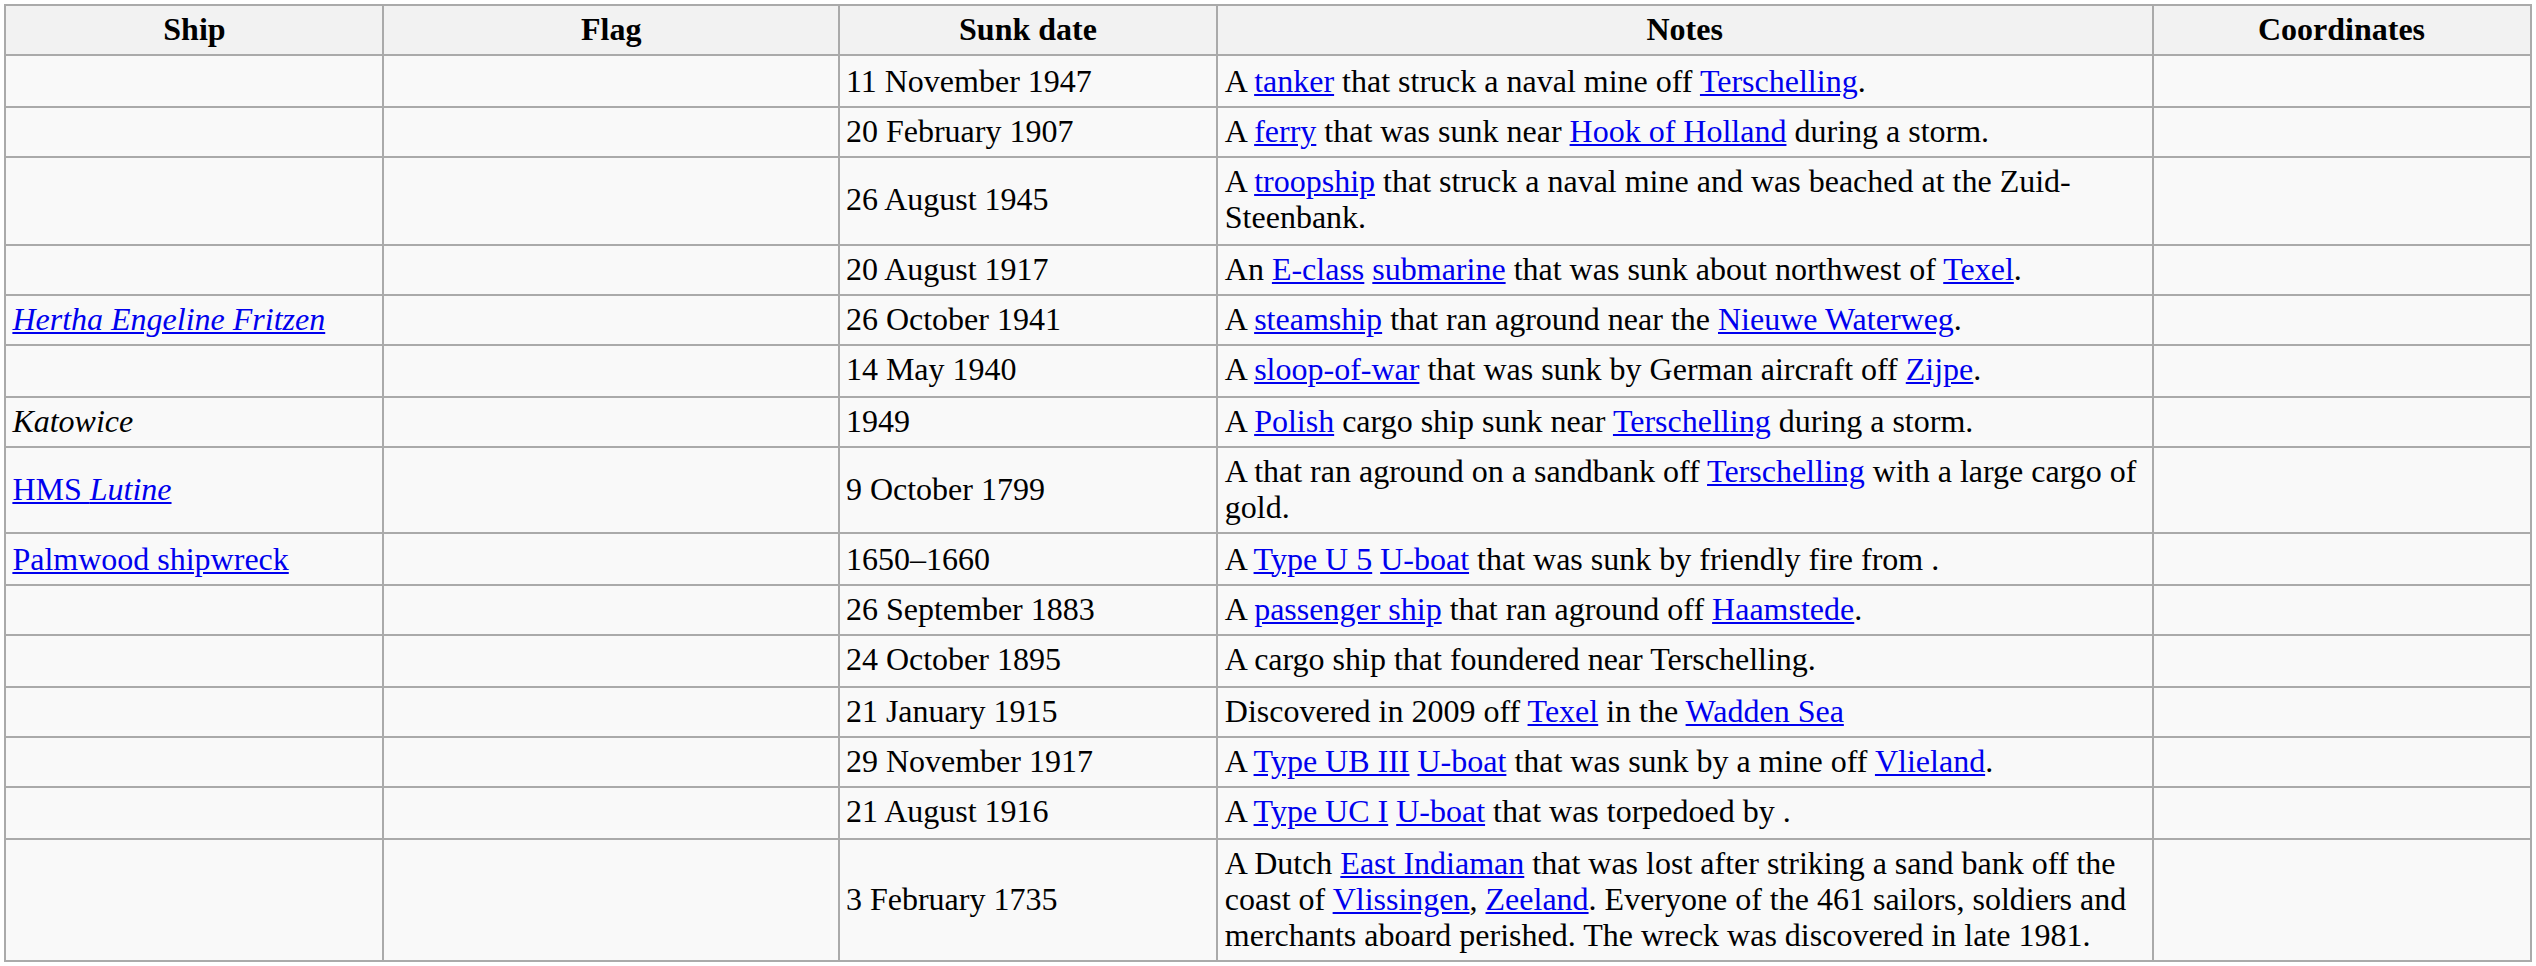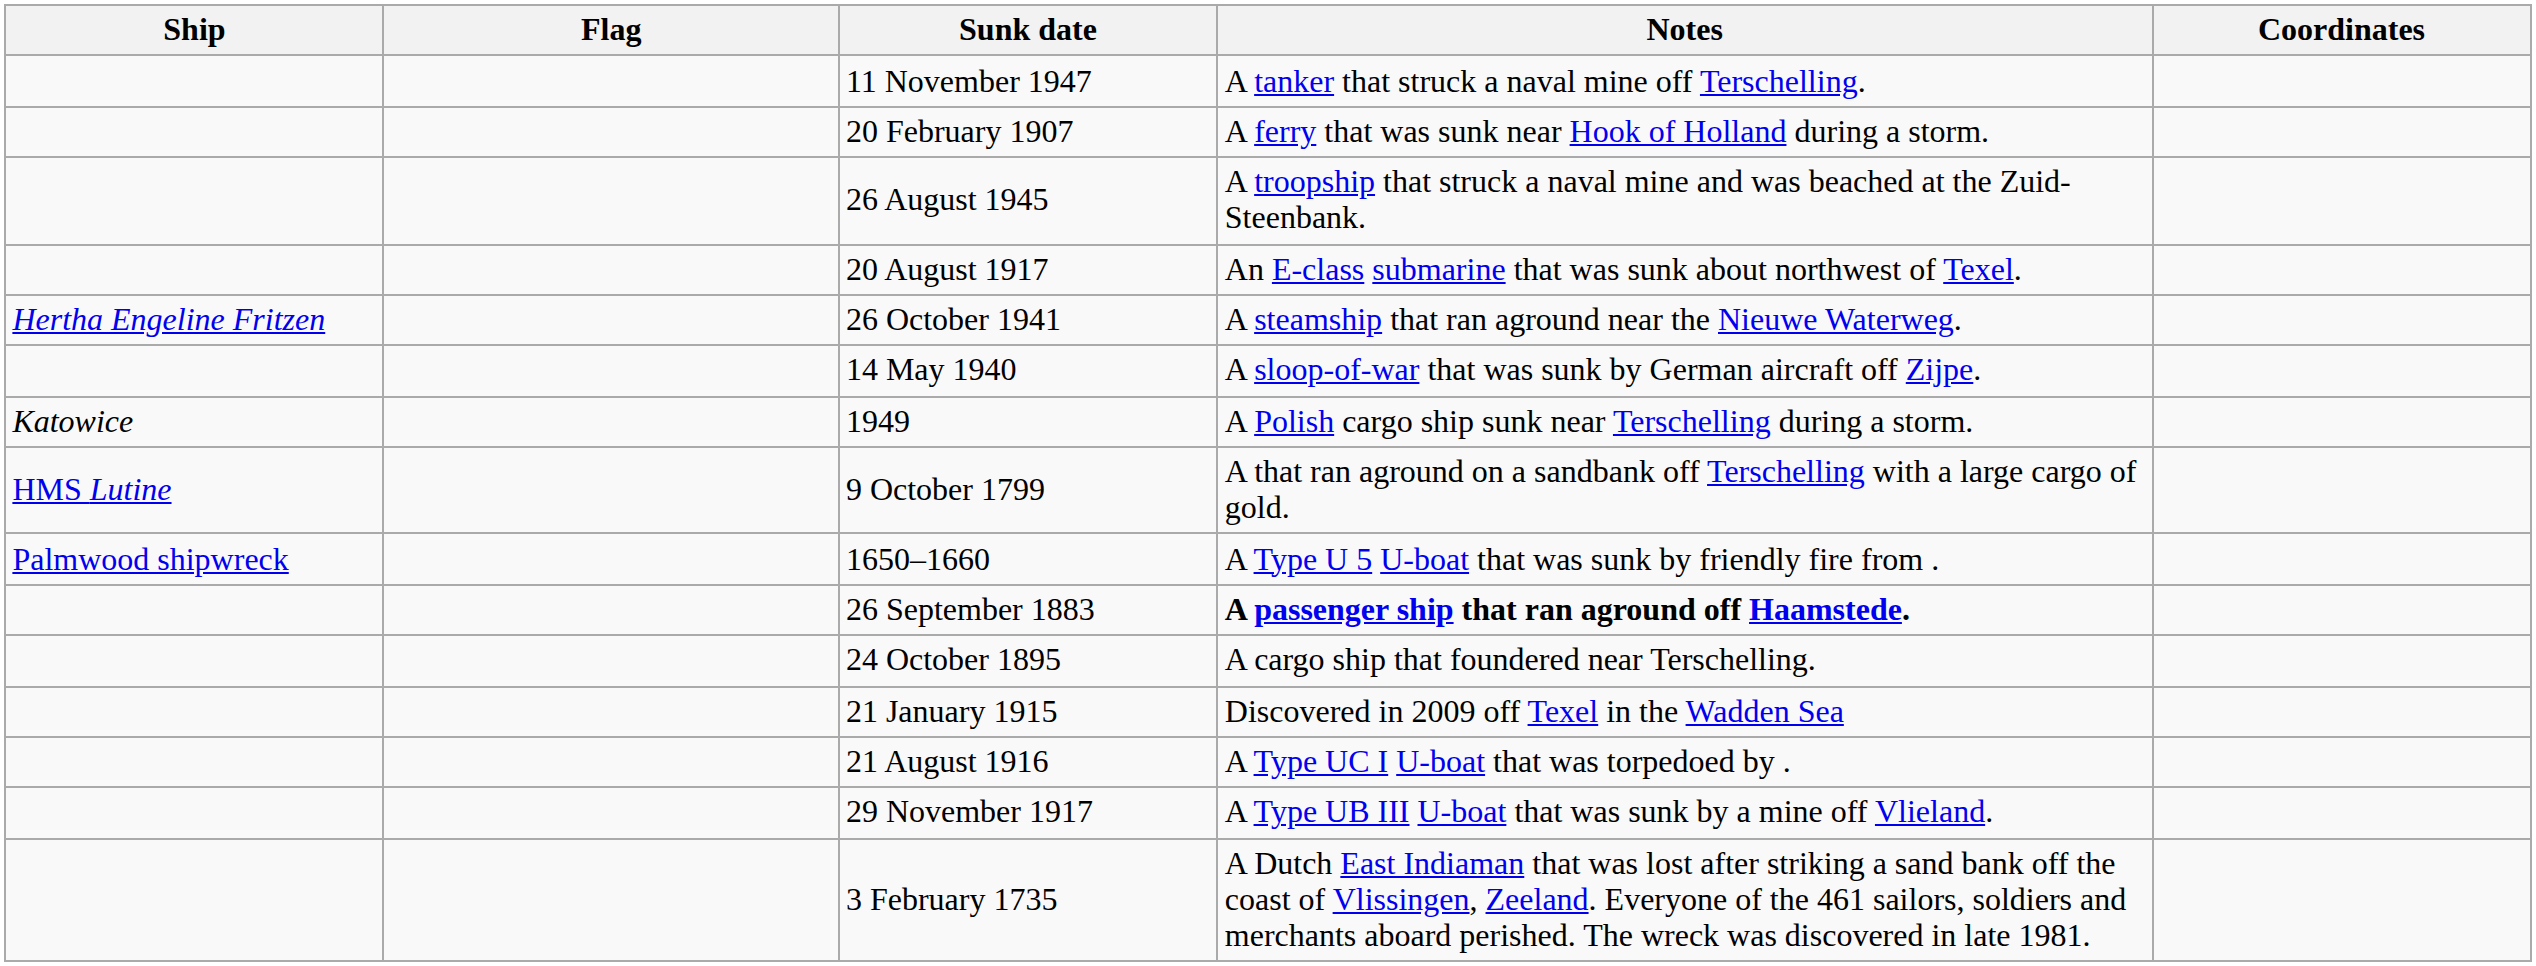(1544, 609) normal -> (1567, 609) bold
rows swapped: (969, 761) <-> (947, 812)
